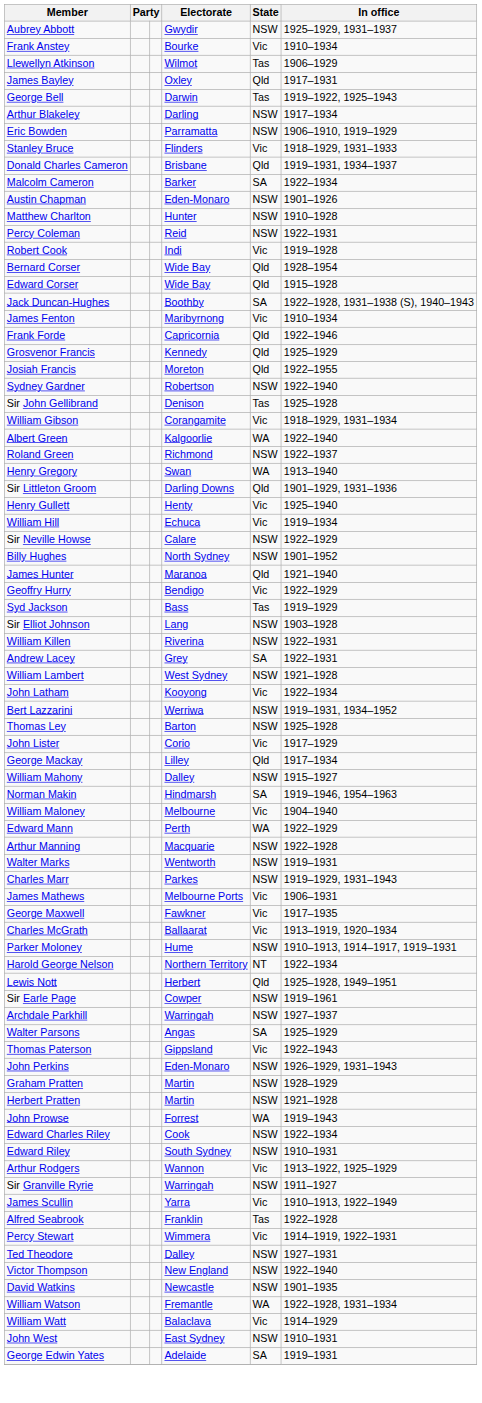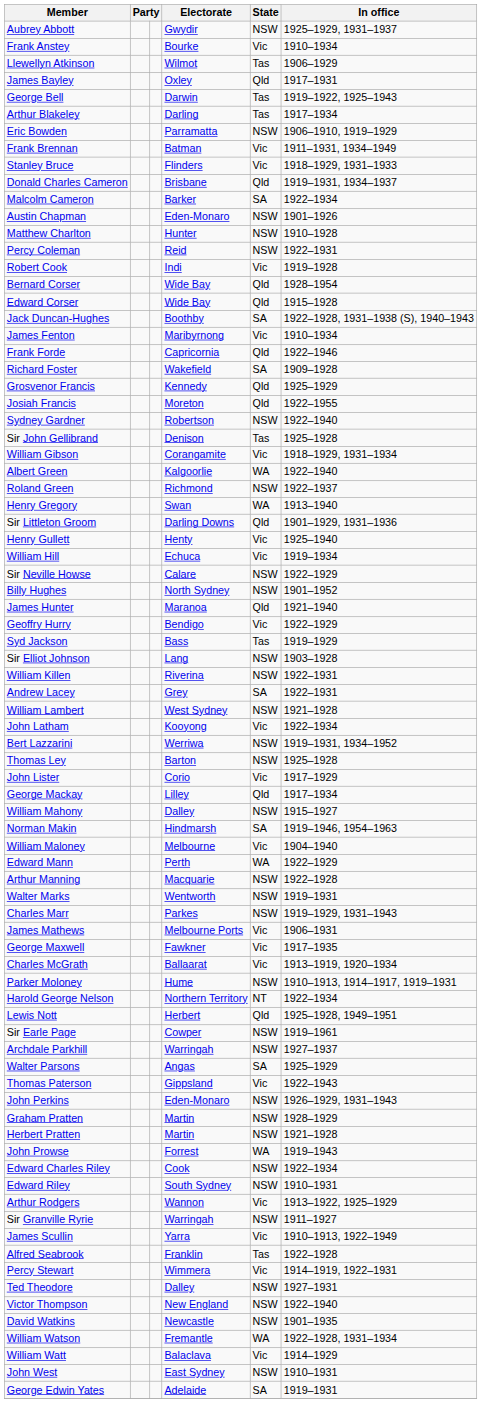(265, 115) NSW -> (261, 115) Tas
+ row: (42, 149)
+ row: (42, 370)
